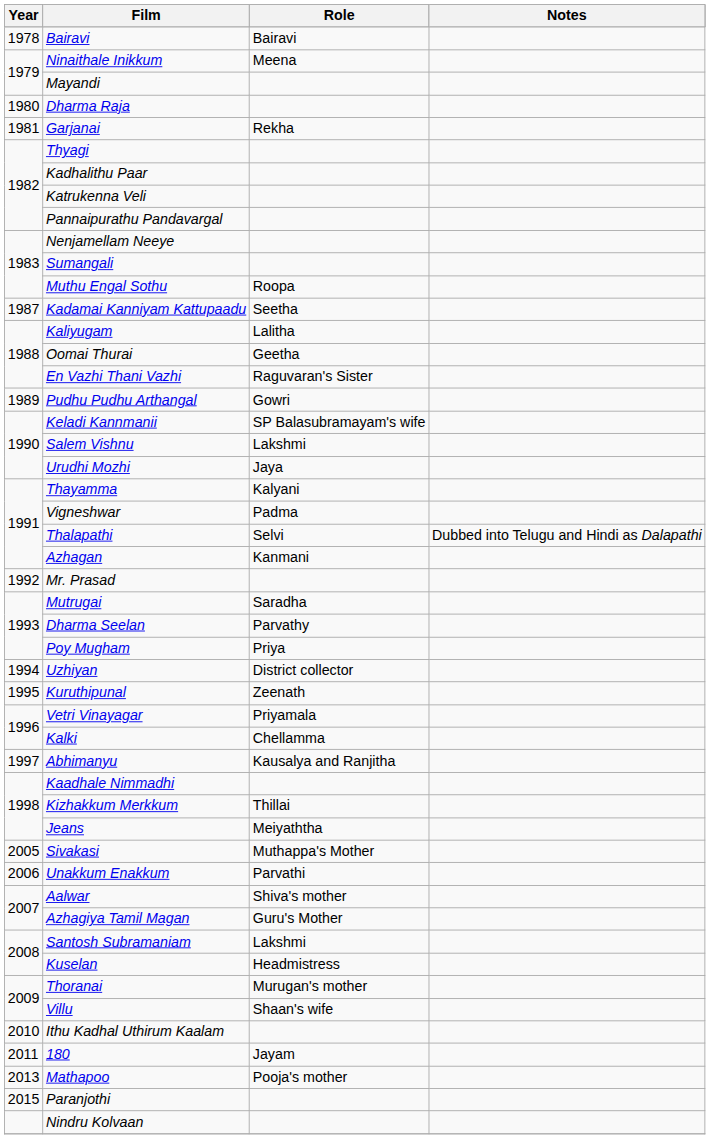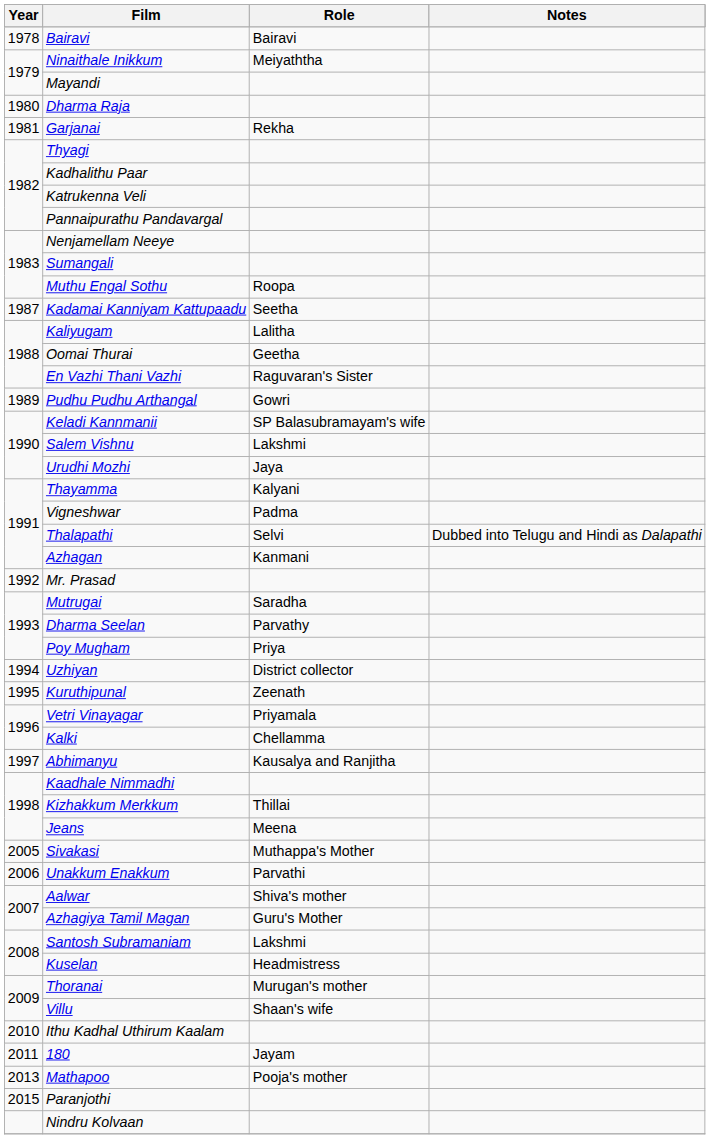(275, 60) Meena -> (288, 60) Meiyaththa
(288, 828) Meiyaththa -> (275, 828) Meena
